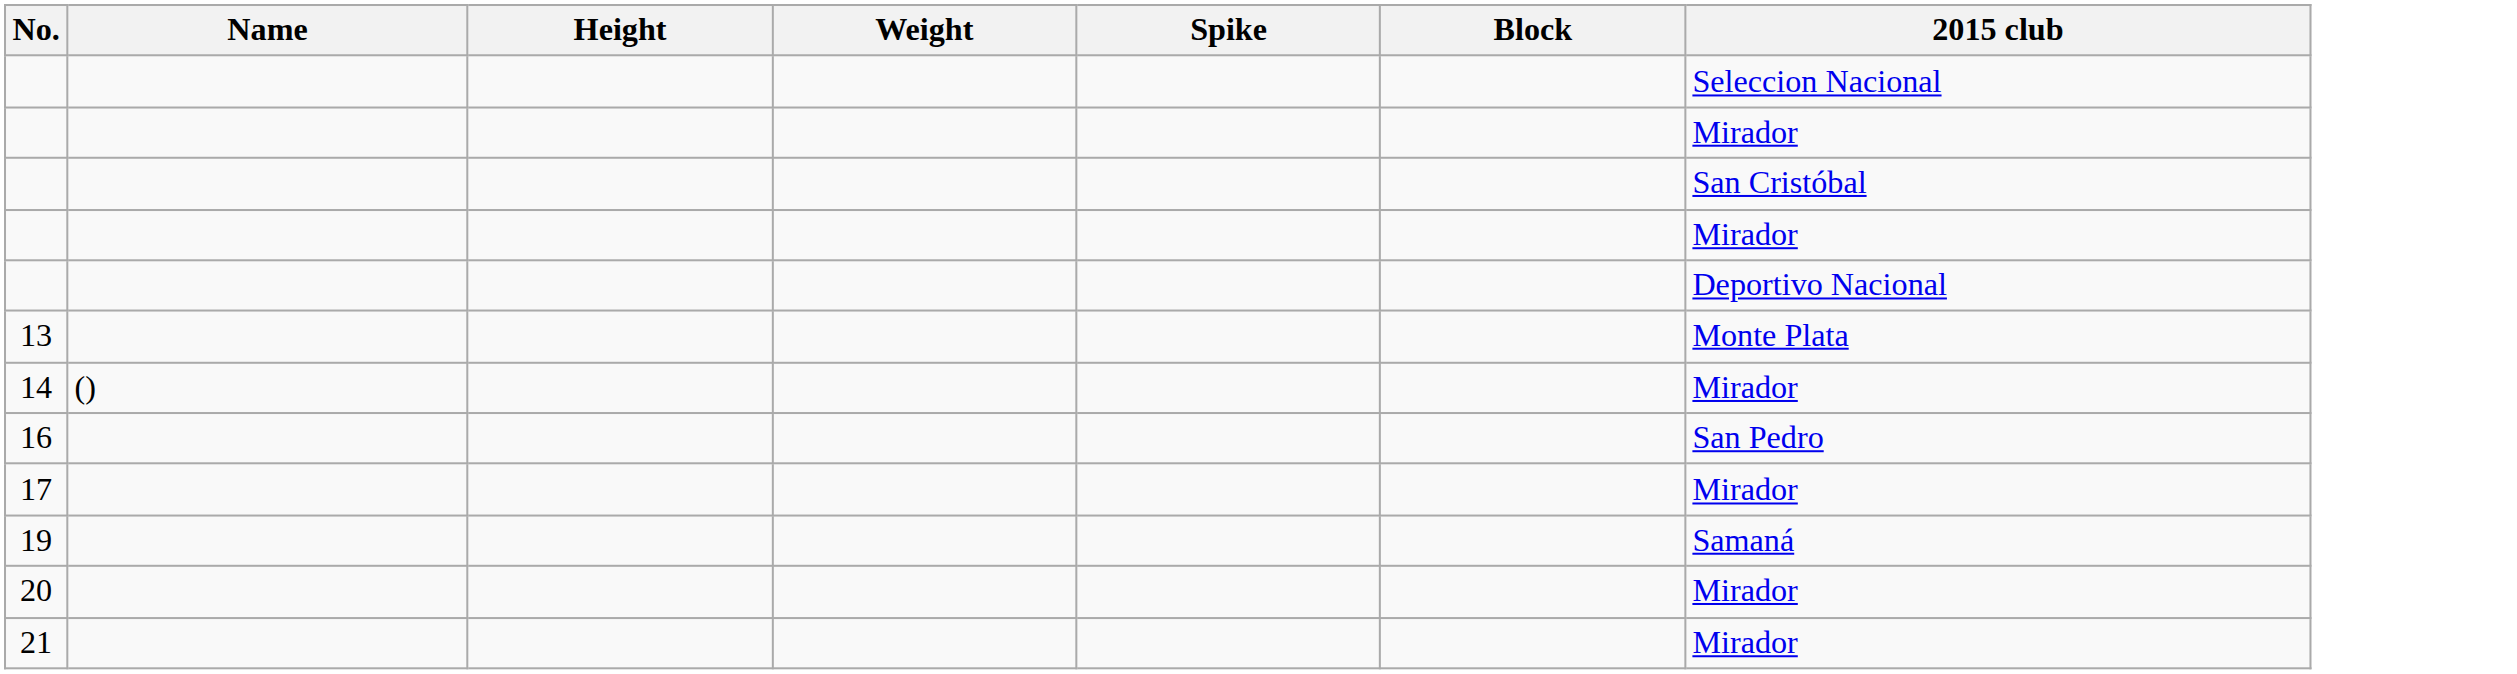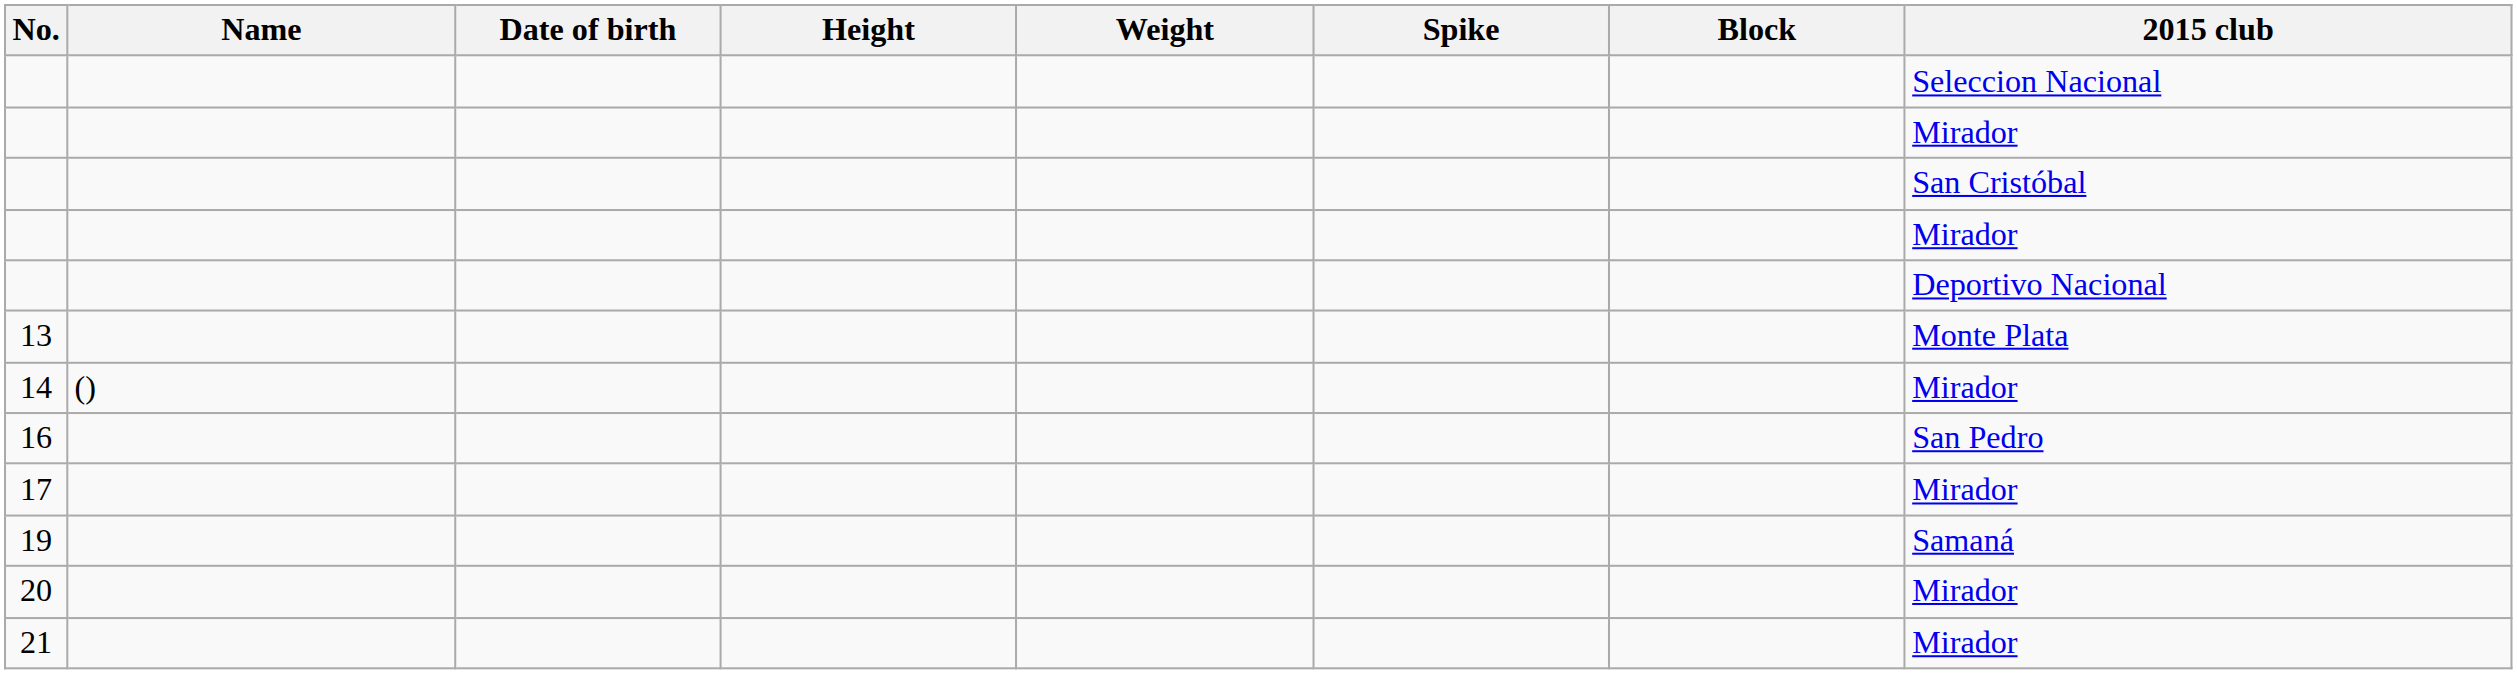+ column: (588, 30)
